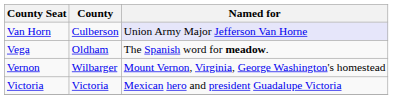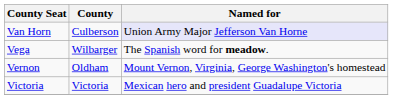(90, 49) Oldham -> (95, 49) Wilbarger
(95, 67) Wilbarger -> (90, 67) Oldham
